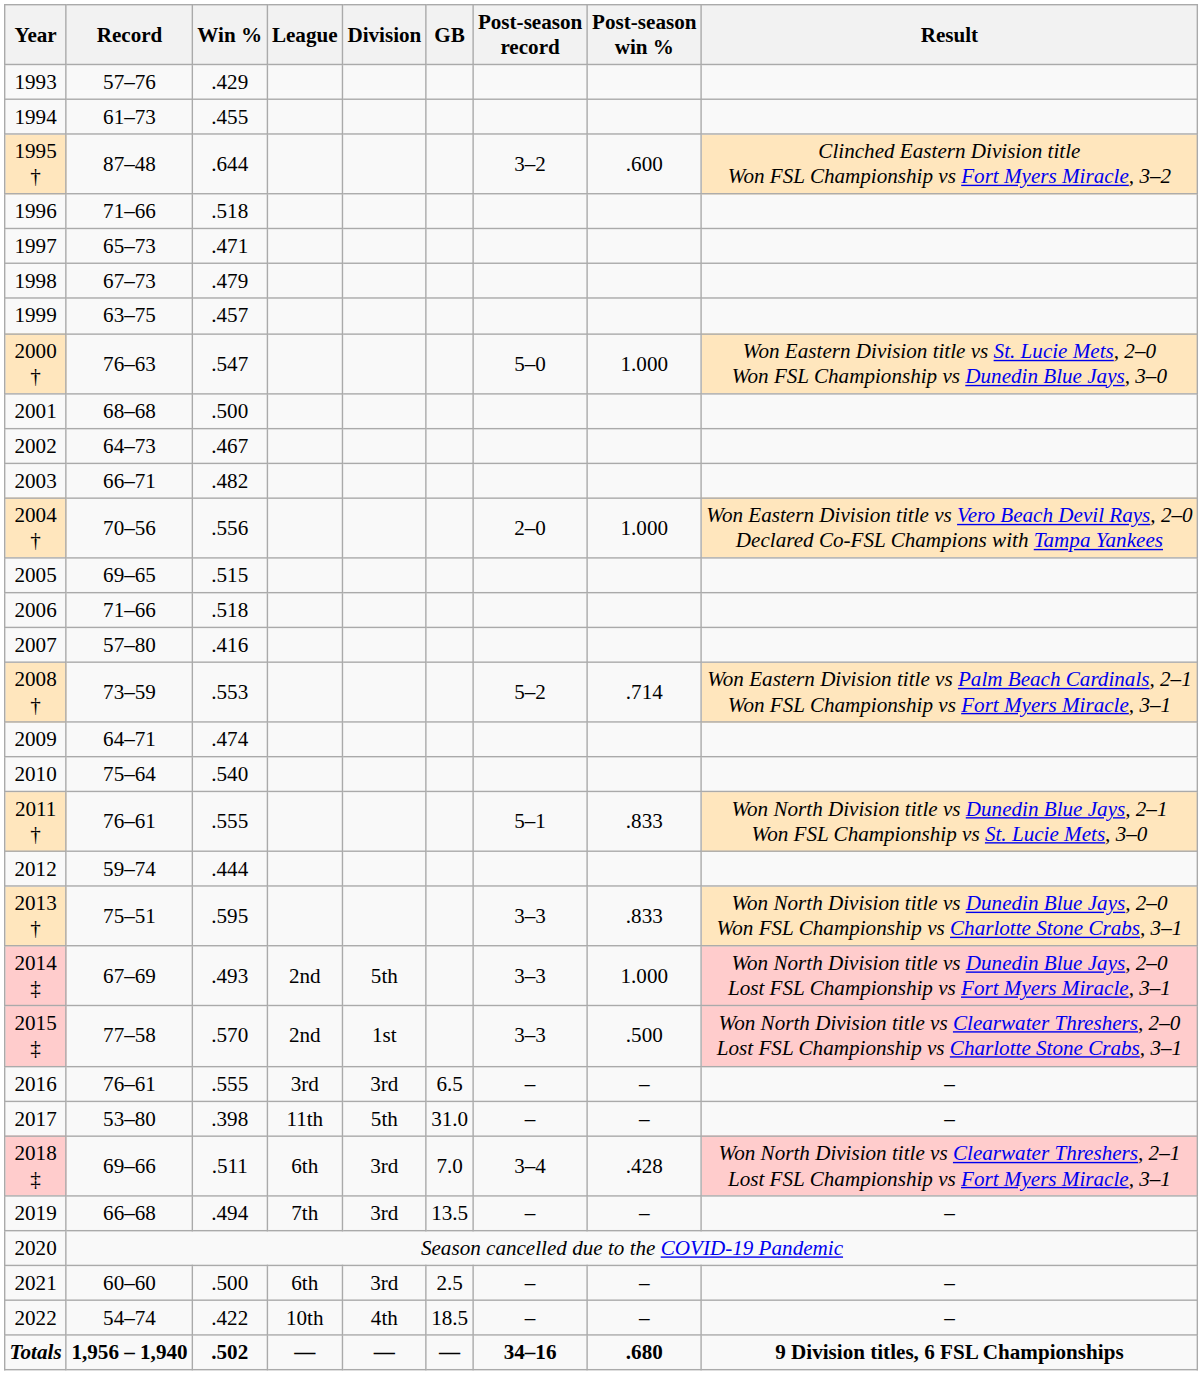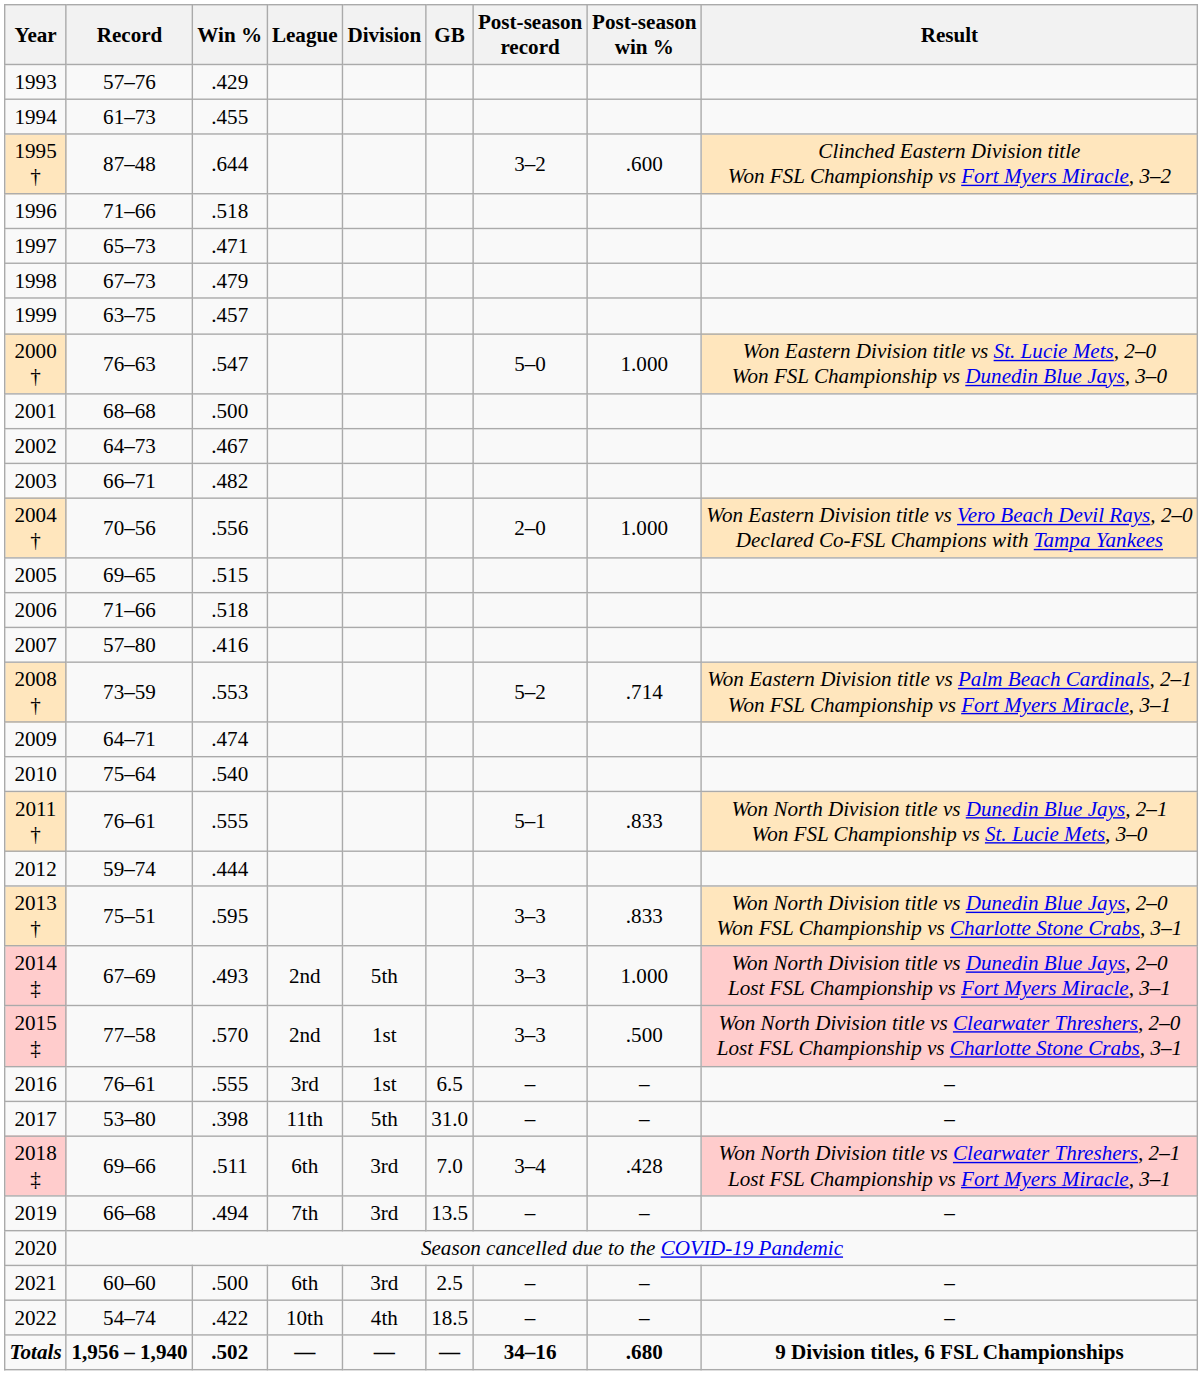(384, 1083) 3rd -> (384, 1083) 1st
